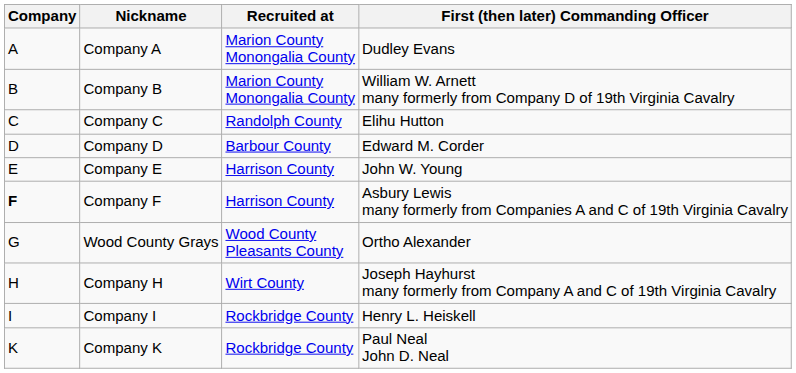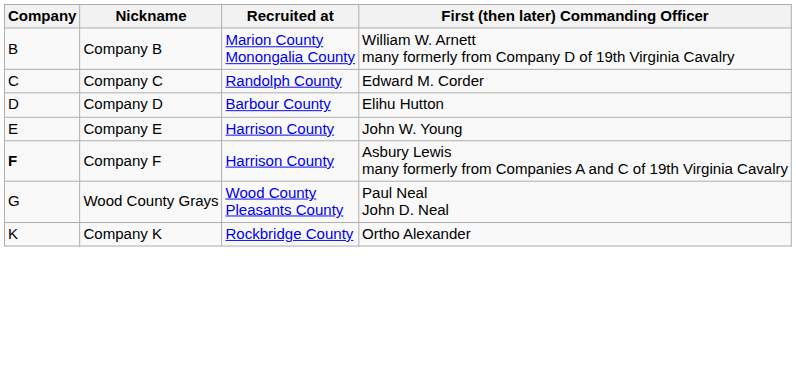- row: (122, 48)
(403, 121) Elihu Hutton -> (423, 81) Edward M. Corder
(423, 145) Edward M. Corder -> (403, 104) Elihu Hutton
(416, 242) Ortho Alexander -> (405, 201) Paul Neal John D. Neal
- row: (123, 283)
- row: (120, 315)
(405, 348) Paul Neal John D. Neal -> (416, 234) Ortho Alexander
